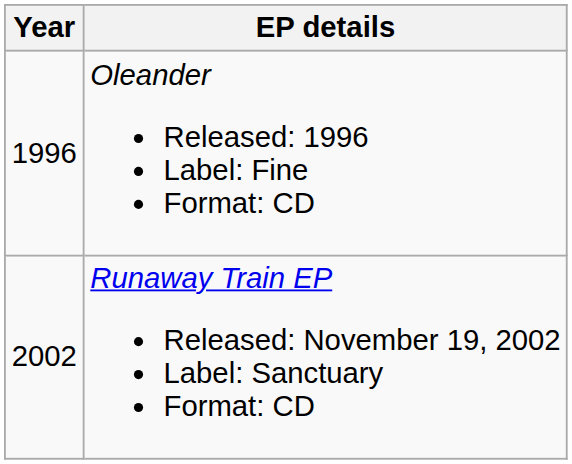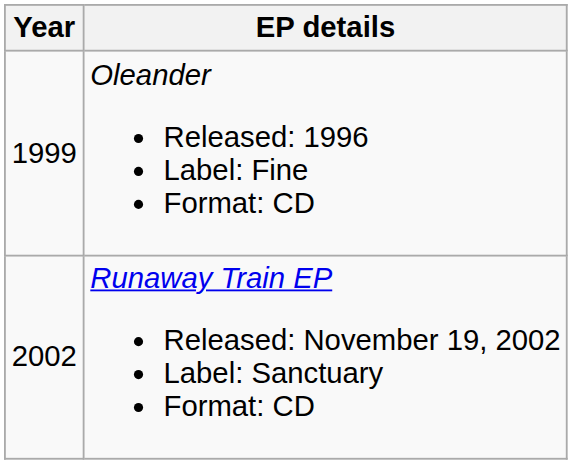(44, 152) 1996 -> (44, 152) 1999
